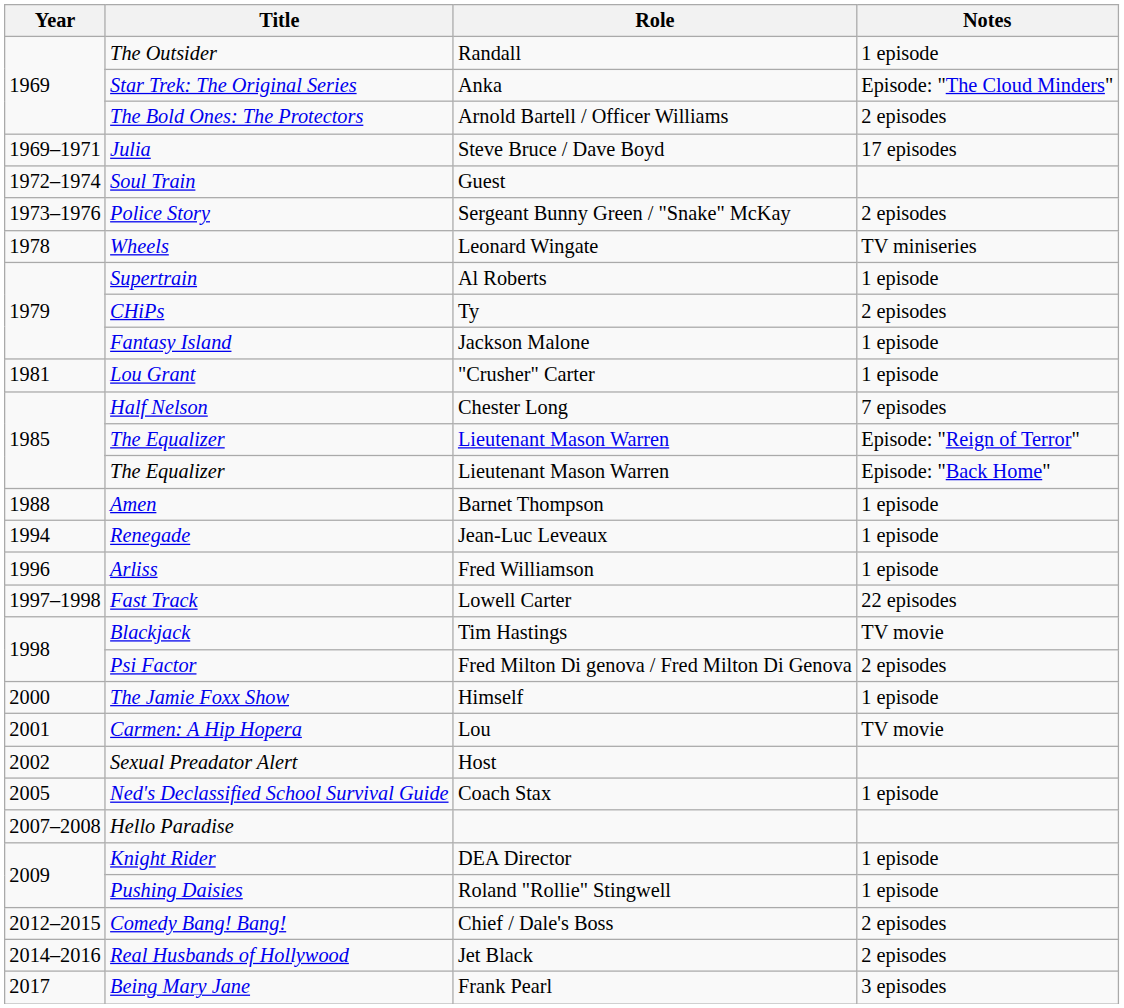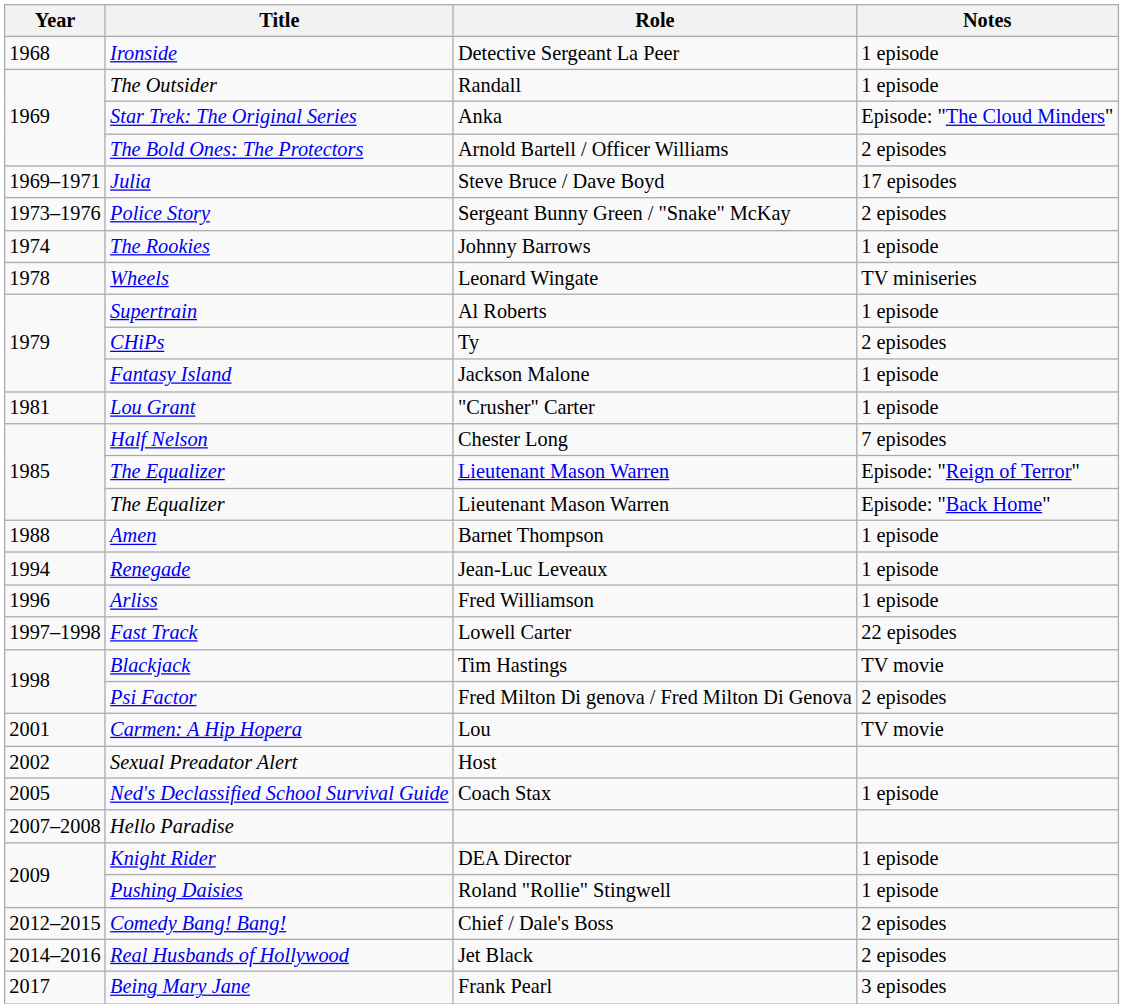+ row: (144, 52)
- row: (153, 181)
+ row: (160, 246)
- row: (200, 697)
